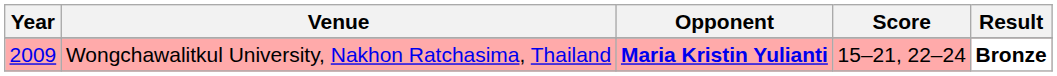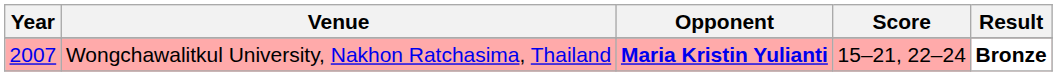(33, 55) 2009 -> (33, 55) 2007
